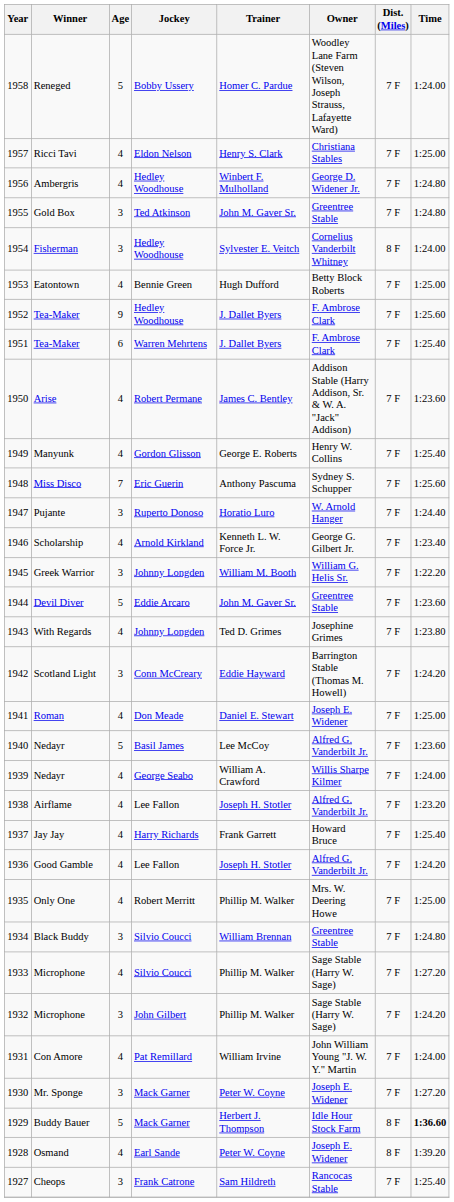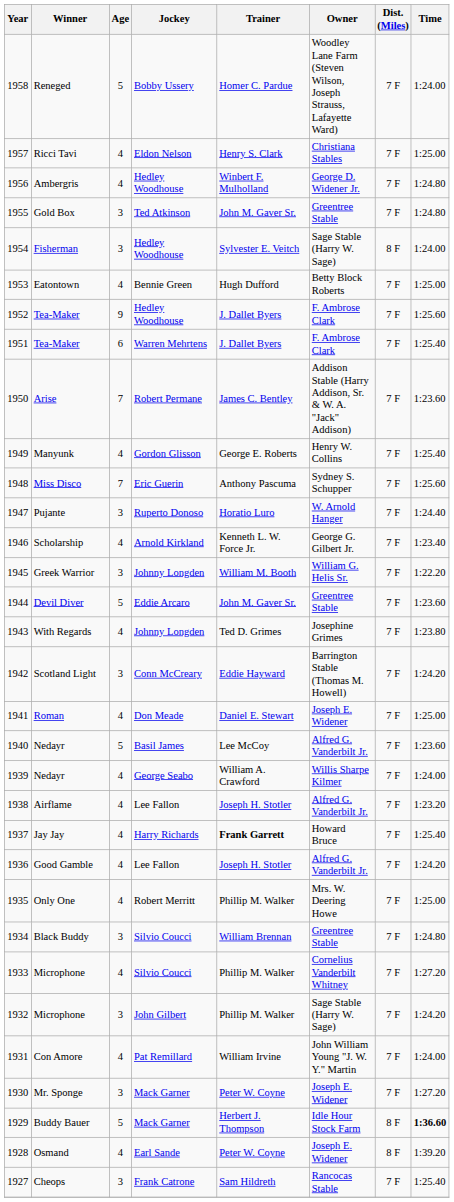(334, 249) Cornelius Vanderbilt Whitney -> (336, 249) Sage Stable (Harry W. Sage)
(120, 399) 4 -> (120, 399) 7
(248, 835) normal -> (252, 835) bold
(336, 973) Sage Stable (Harry W. Sage) -> (334, 973) Cornelius Vanderbilt Whitney
